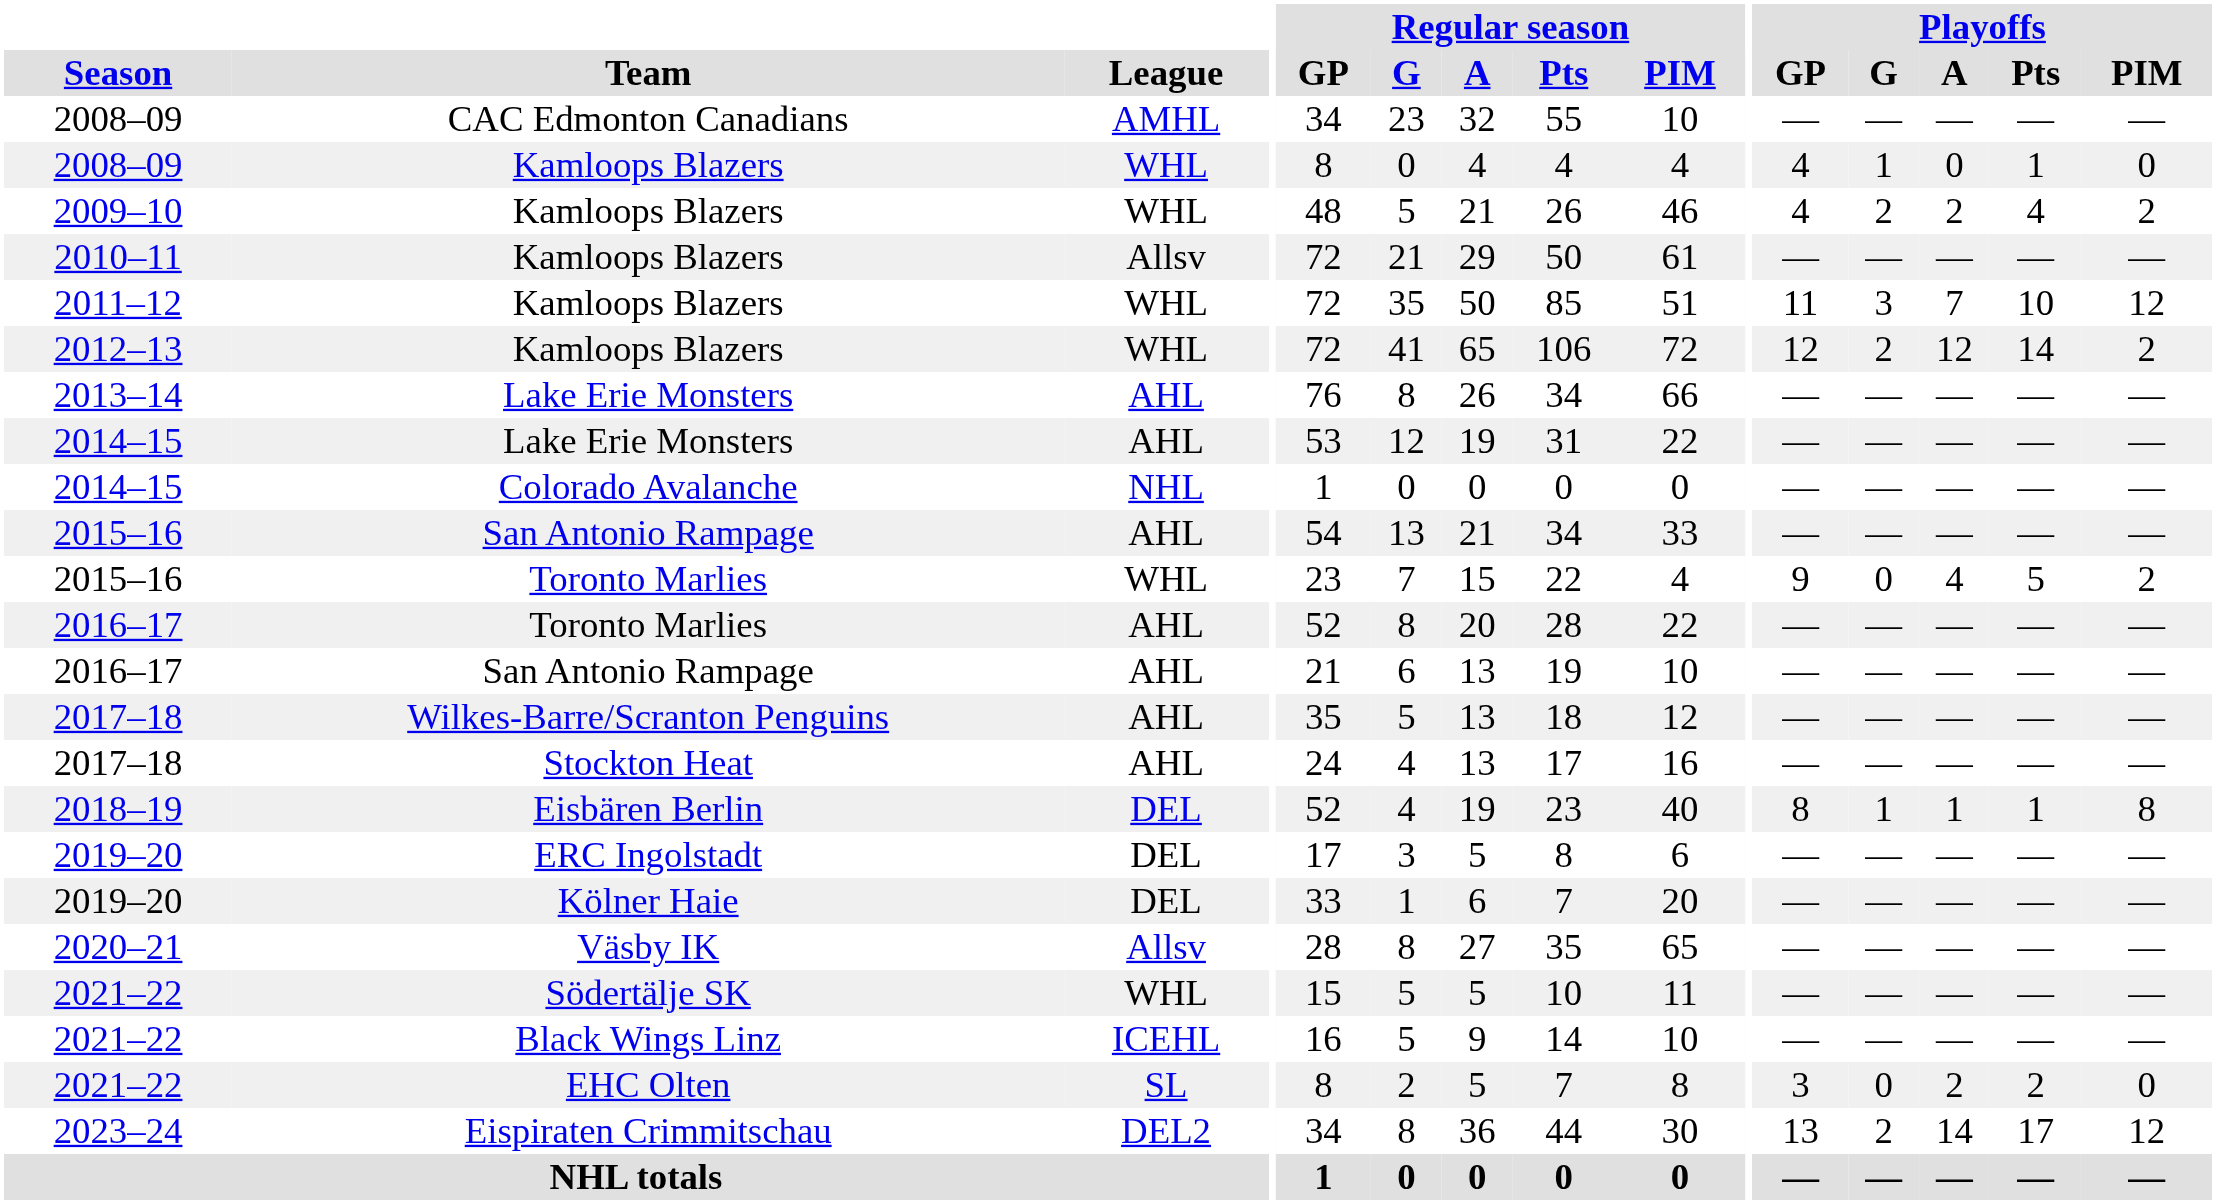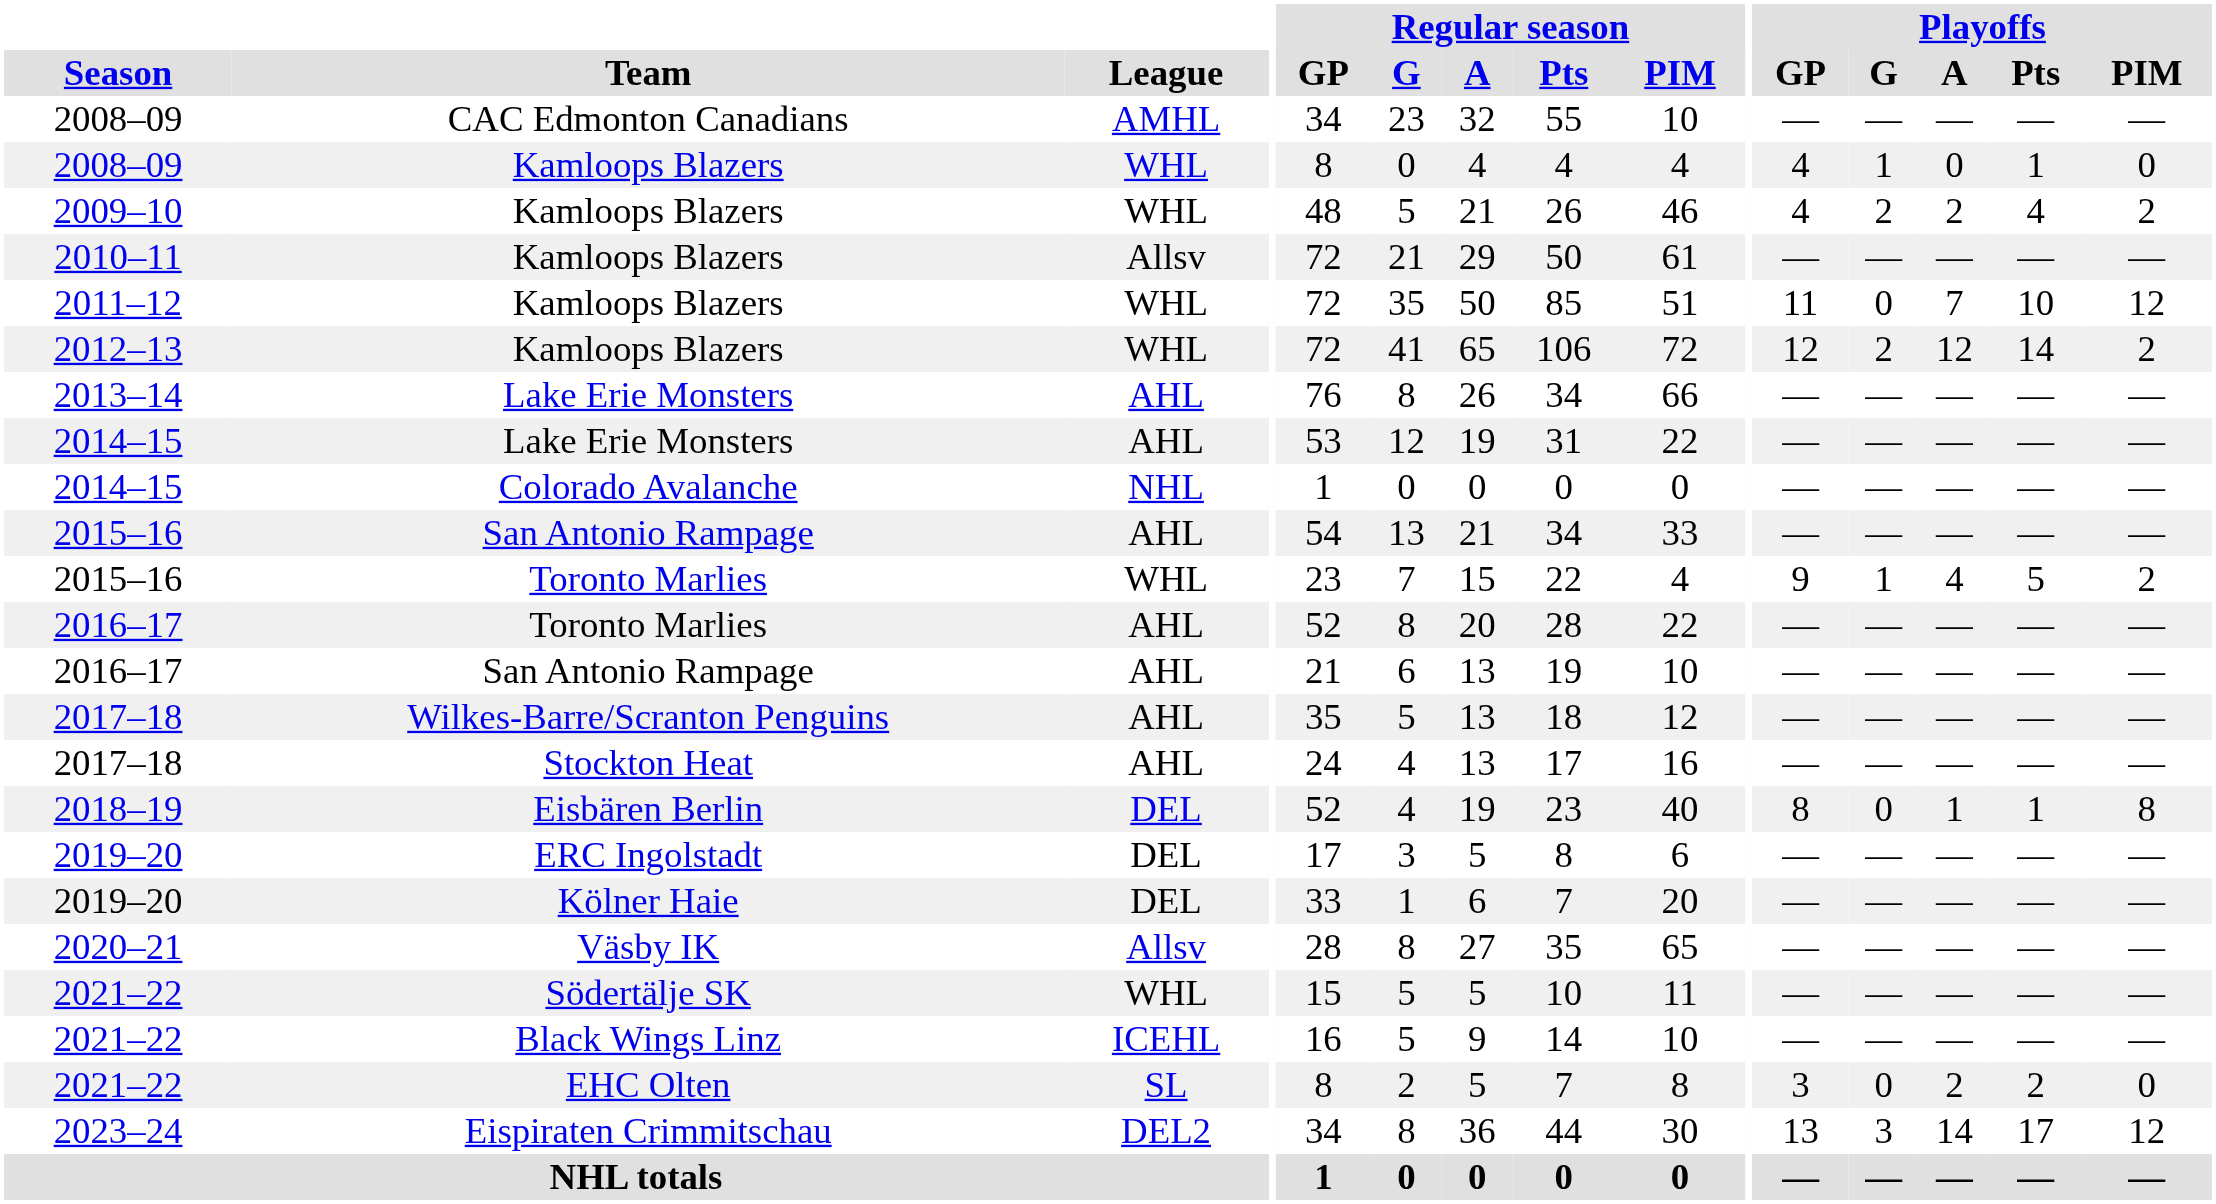(1884, 302) 3 -> (1884, 302) 0
(1884, 578) 0 -> (1884, 578) 1
(1884, 808) 1 -> (1884, 808) 0
(1884, 1130) 2 -> (1884, 1130) 3
